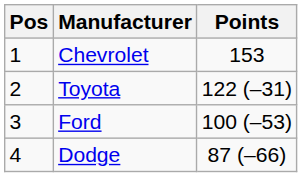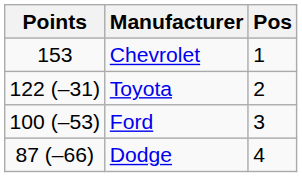columns swapped: (29, 22) <-> (247, 22)
